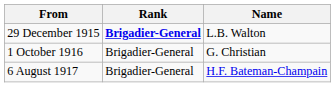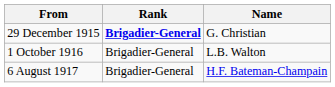(236, 33) L.B. Walton -> (236, 33) G. Christian
(236, 52) G. Christian -> (236, 52) L.B. Walton
